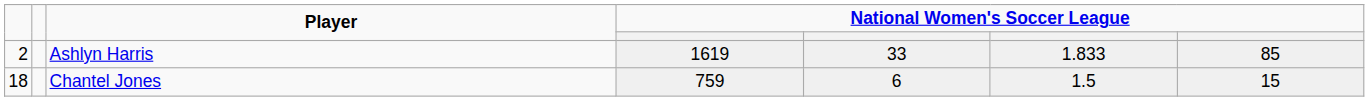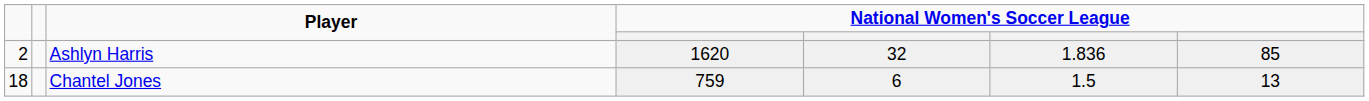(710, 54) 1619 -> (710, 54) 1620
(897, 54) 33 -> (897, 54) 32
(1084, 54) 1.833 -> (1084, 54) 1.836
(1270, 81) 15 -> (1270, 81) 13
